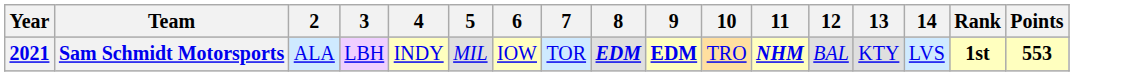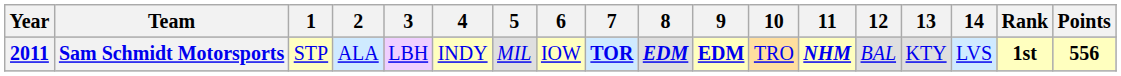+ column: (311, 20)
(29, 53) 2021 -> (29, 53) 2011
(566, 53) normal -> (612, 53) bold
(1037, 53) 553 -> (1084, 53) 556
